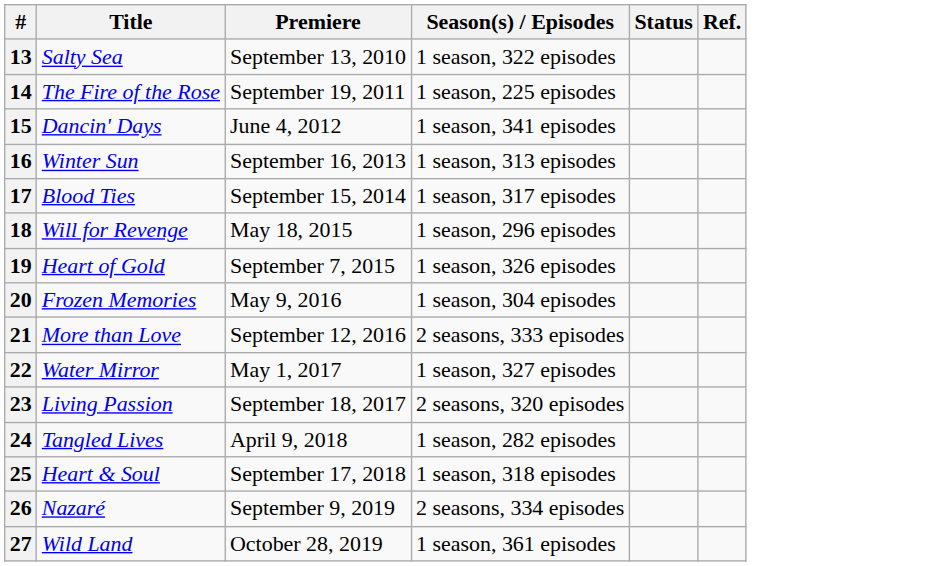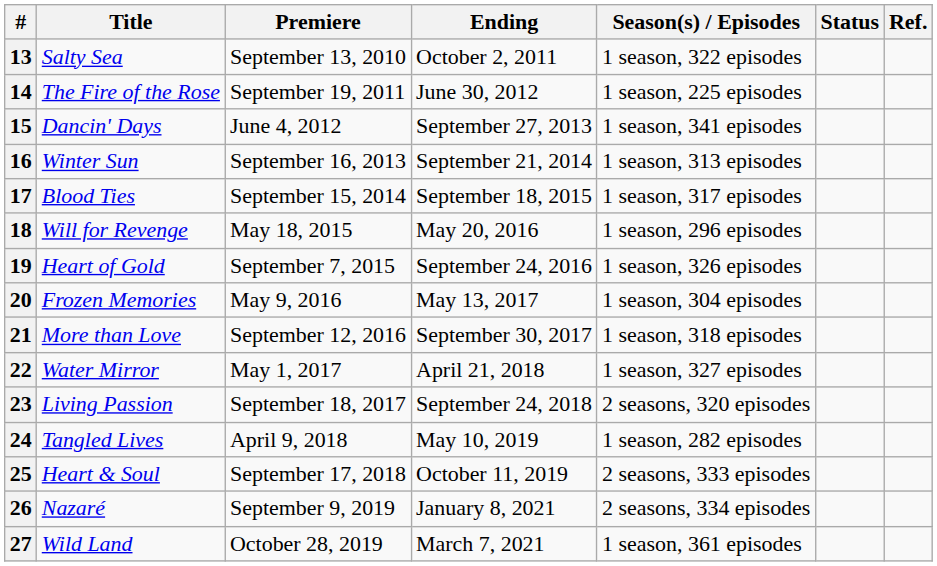+ column: (504, 21)
(520, 334) 2 seasons, 333 episodes -> (702, 334) 1 season, 318 episodes
(516, 473) 1 season, 318 episodes -> (706, 473) 2 seasons, 333 episodes
